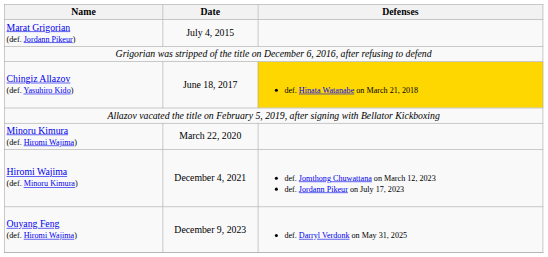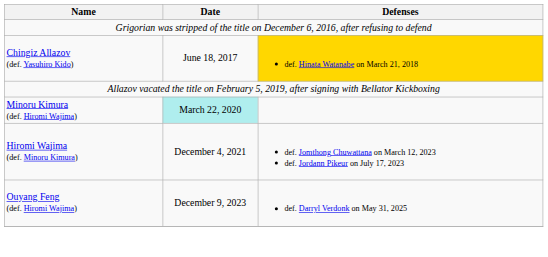- row: (41, 33)
(210, 136) no background -> (210, 110) paleturquoise background
